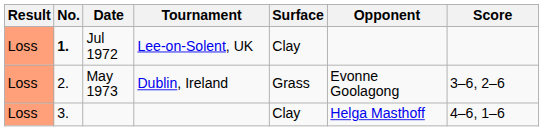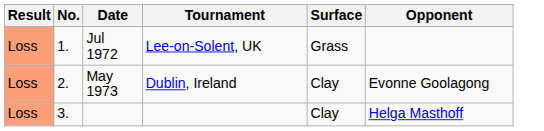- column: (493, 15)
(63, 45) bold -> (63, 45) normal
(286, 45) Clay -> (329, 45) Grass
(291, 84) Grass -> (325, 84) Clay
